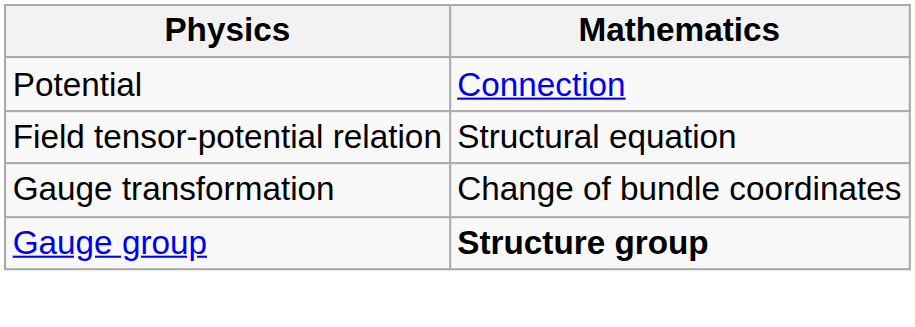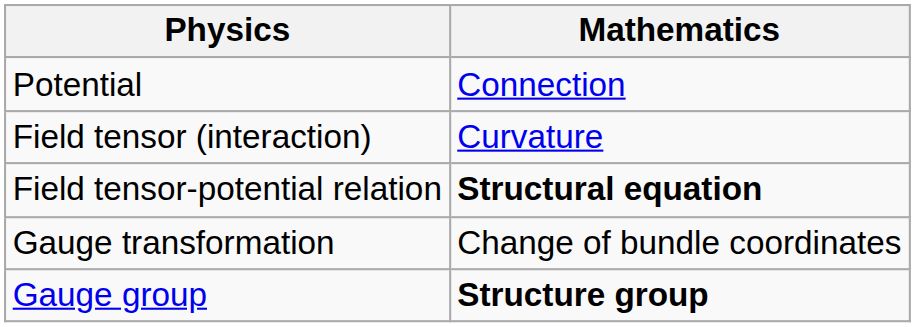+ row: (192, 136)
(597, 136) normal -> (610, 189) bold
